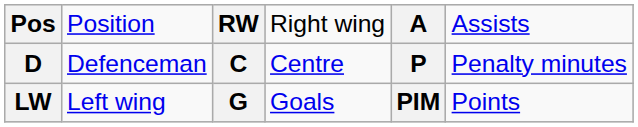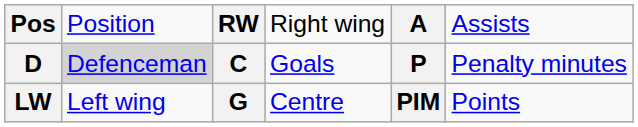(137, 63) no background -> (137, 63) lightgrey background
(307, 63) Centre -> (302, 63) Goals
(302, 102) Goals -> (307, 102) Centre
